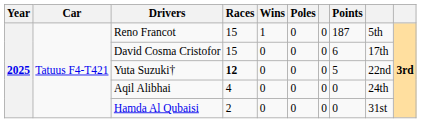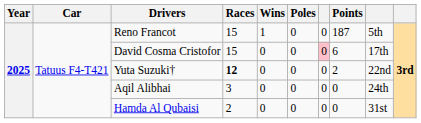(324, 51) no background -> (324, 51) pink background
(335, 70) 5 -> (335, 70) 2
(229, 88) 4 -> (229, 88) 3
